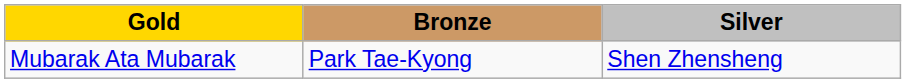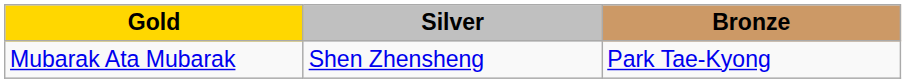columns swapped: (751, 22) <-> (453, 22)
